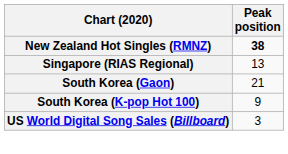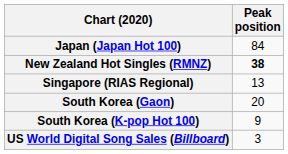+ row: (118, 45)
(258, 83) 21 -> (258, 102) 20
